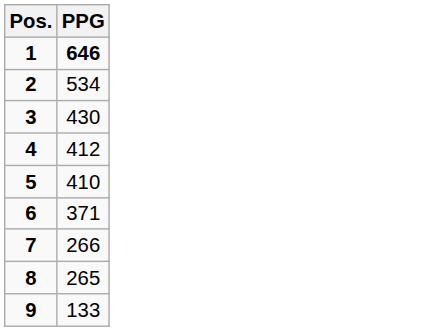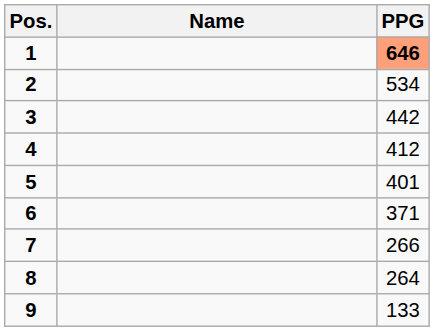+ column: (217, 21)
(83, 53) no background -> (403, 53) lightsalmon background
(83, 117) 430 -> (403, 117) 442
(83, 182) 410 -> (403, 182) 401
(83, 278) 265 -> (403, 278) 264
